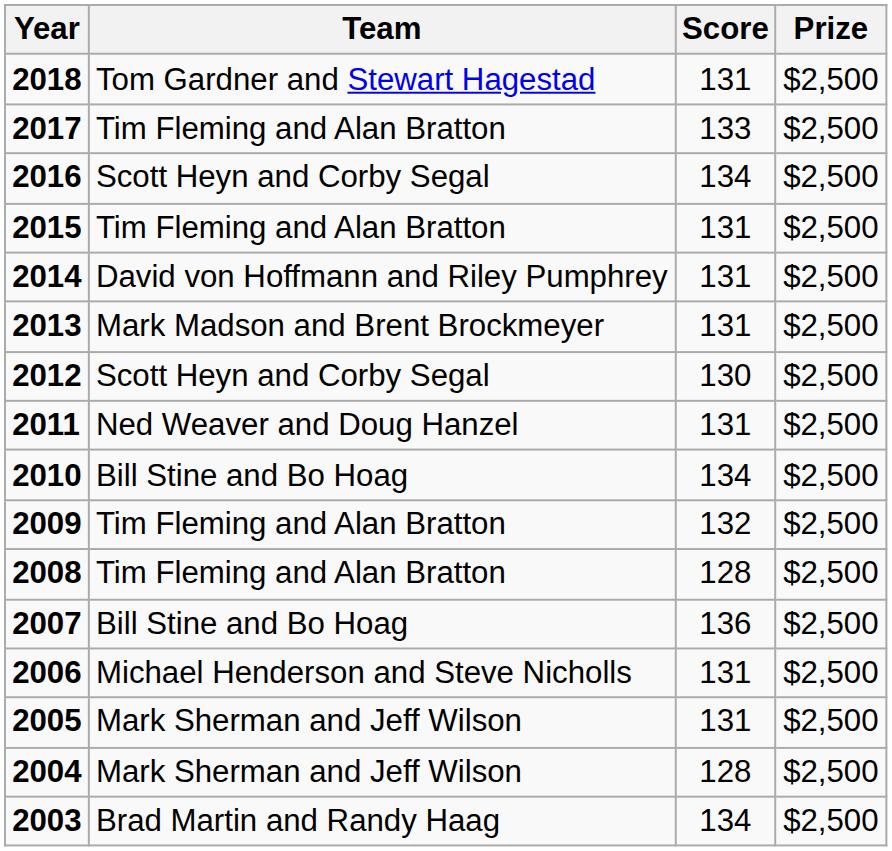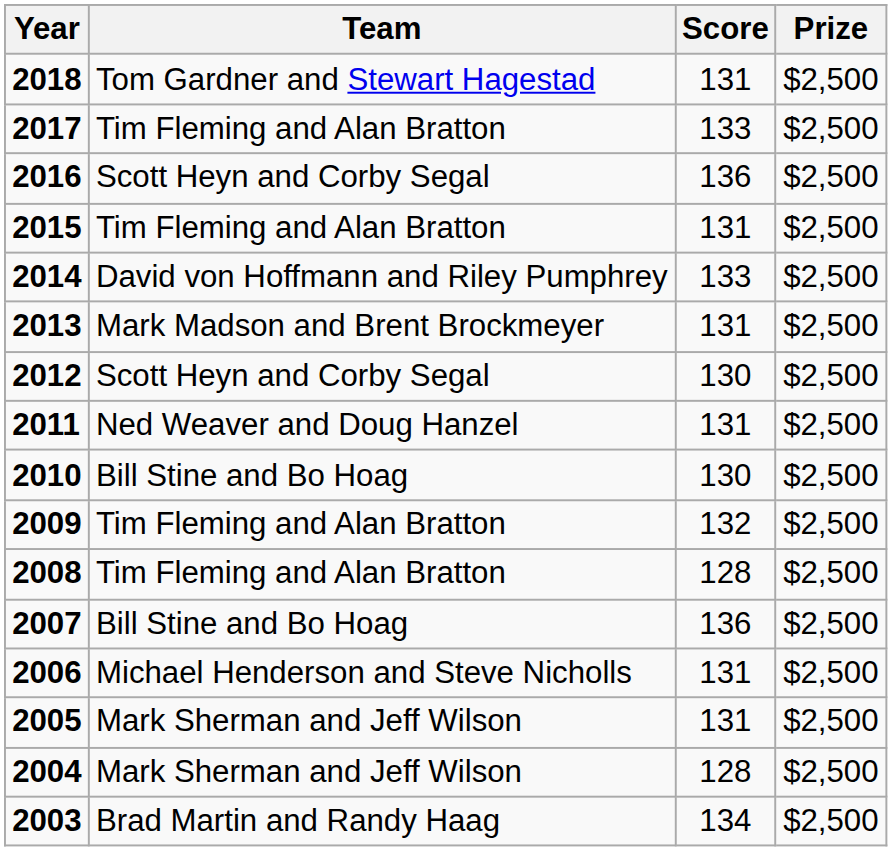(725, 177) 134 -> (725, 177) 136
(725, 276) 131 -> (725, 276) 133
(725, 474) 134 -> (725, 474) 130
